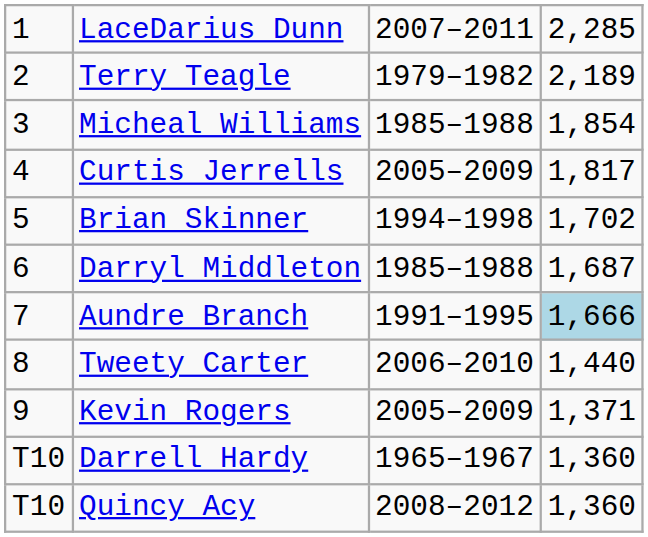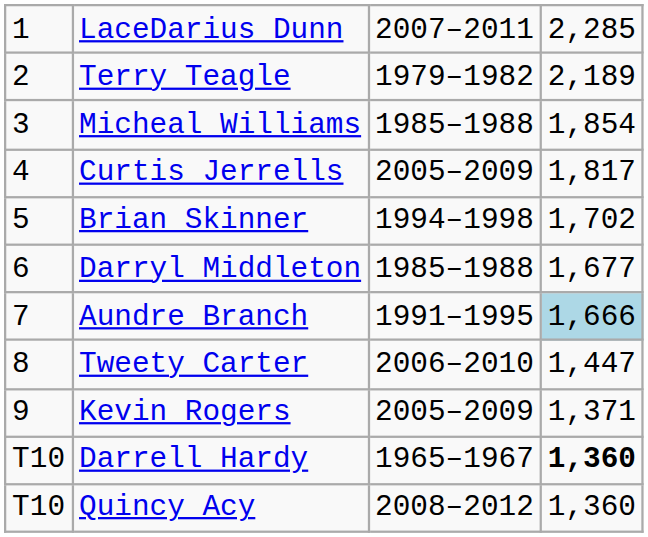(592, 268) 1,687 -> (592, 268) 1,677
(592, 364) 1,440 -> (592, 364) 1,447
(592, 460) normal -> (592, 460) bold
